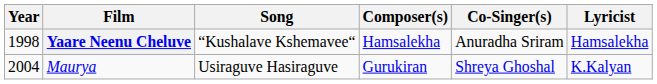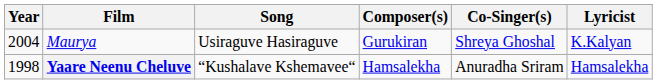rows swapped: (119, 41) <-> (72, 66)
